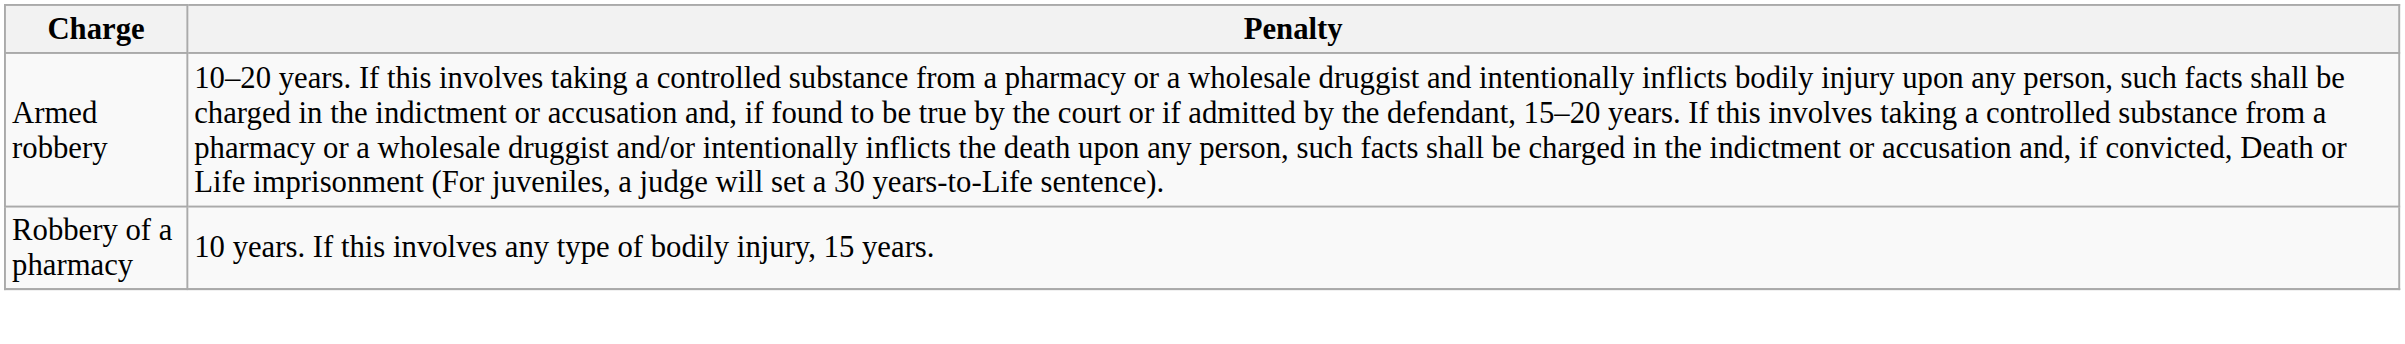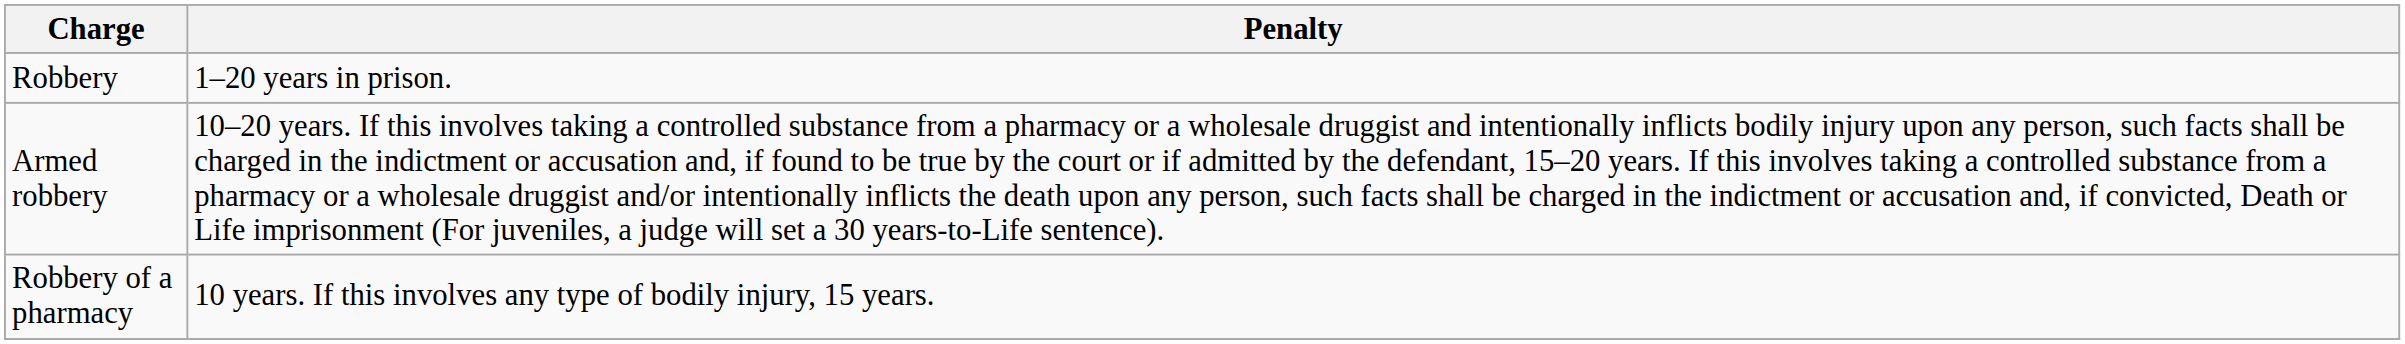+ row: (65, 77)
